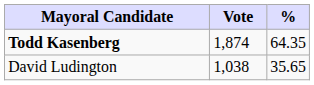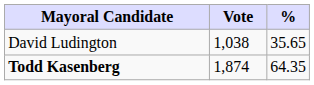rows swapped: (64, 42) <-> (62, 67)
